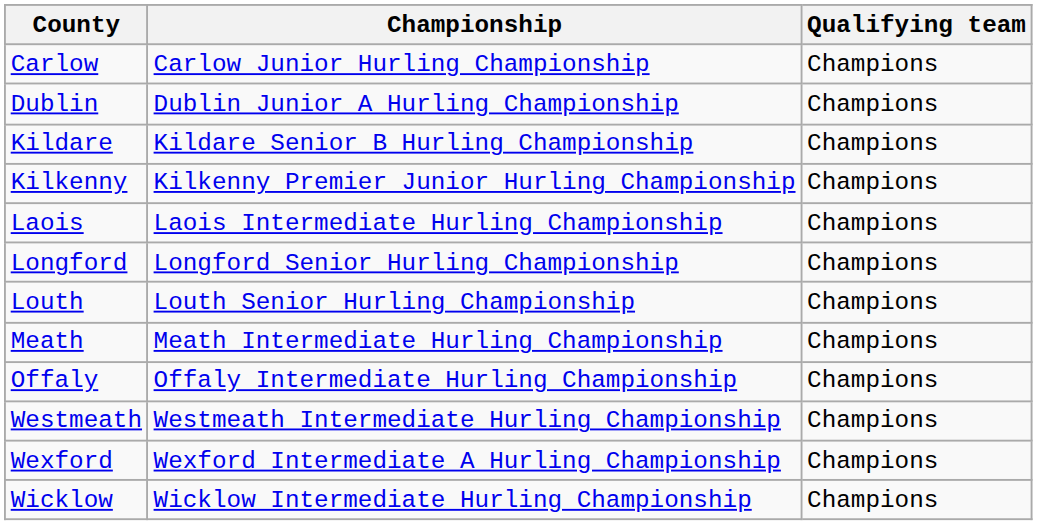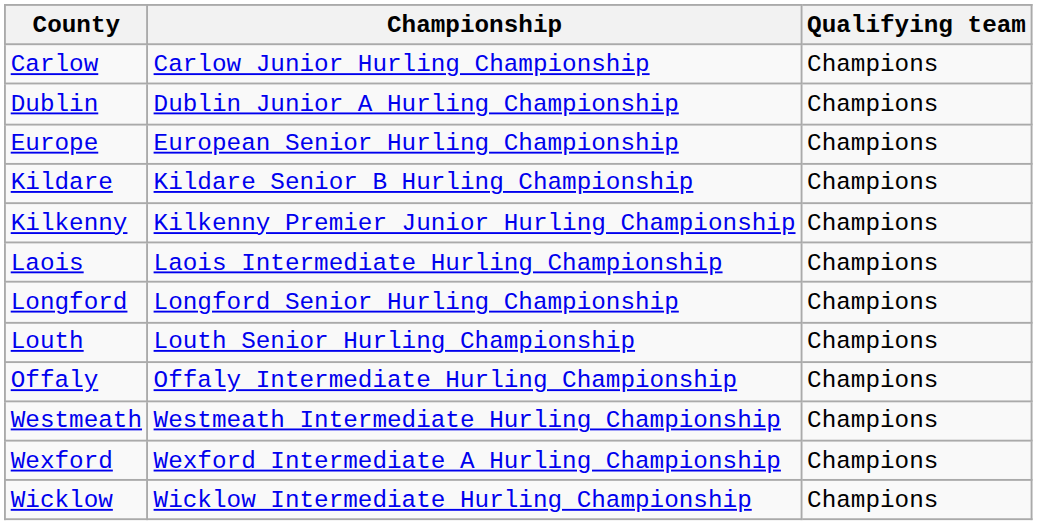+ row: (54, 144)
- row: (47, 342)
